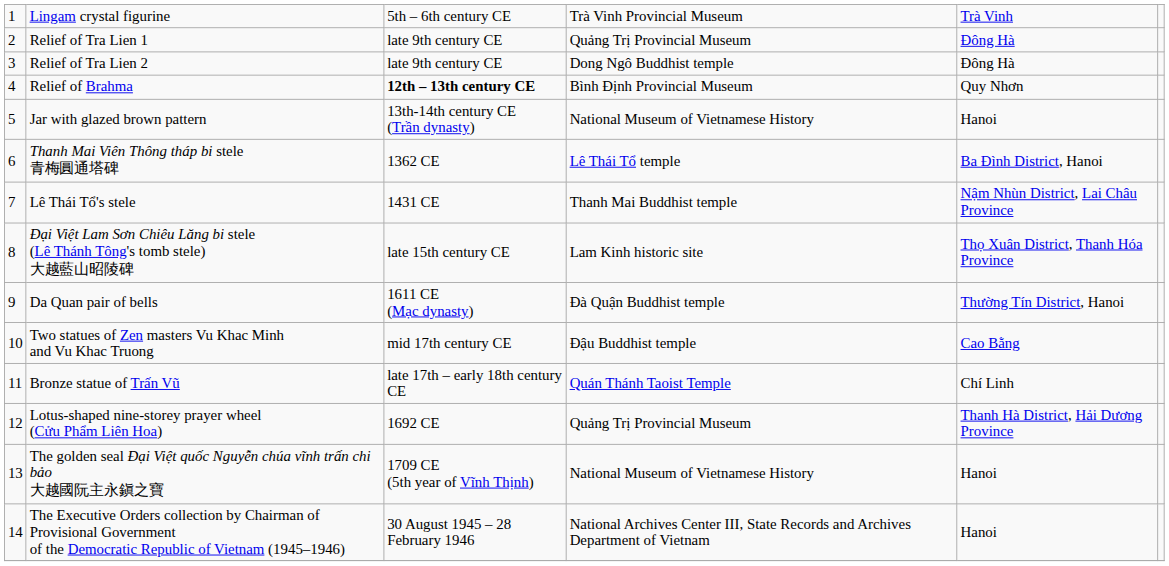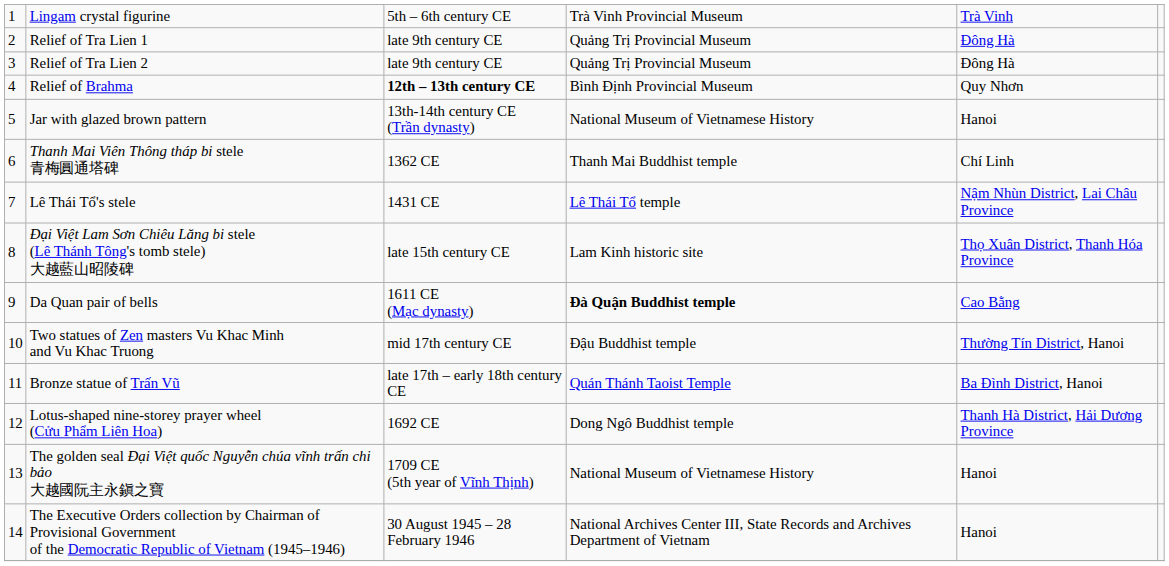(652, 63) Dong Ngô Buddhist temple -> (660, 63) Quảng Trị Provincial Museum
(625, 160) Lê Thái Tổ temple -> (653, 160) Thanh Mai Buddhist temple
(1032, 160) Ba Đình District, Hanoi -> (987, 160) Chí Linh
(653, 202) Thanh Mai Buddhist temple -> (625, 202) Lê Thái Tổ temple
(647, 302) normal -> (653, 302) bold
(1042, 302) Thường Tín District, Hanoi -> (990, 302) Cao Bằng
(990, 343) Cao Bằng -> (1042, 343) Thường Tín District, Hanoi
(987, 383) Chí Linh -> (1032, 383) Ba Đình District, Hanoi
(660, 423) Quảng Trị Provincial Museum -> (652, 423) Dong Ngô Buddhist temple
